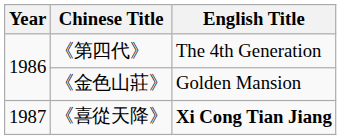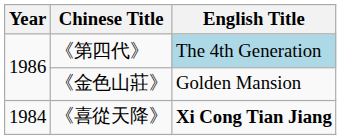(249, 50) no background -> (249, 50) lightblue background
(28, 117) 1987 -> (28, 117) 1984
